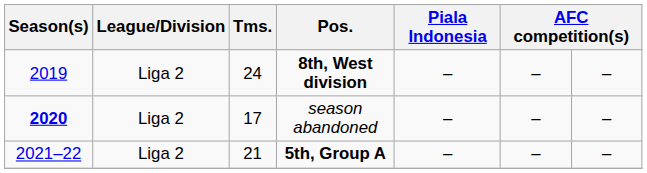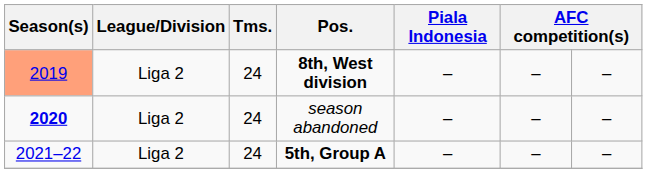(49, 72) no background -> (49, 72) lightsalmon background
(253, 118) 17 -> (253, 118) 24
(253, 154) 21 -> (253, 154) 24
